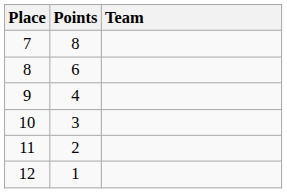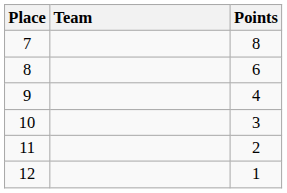columns swapped: (124, 17) <-> (75, 17)
